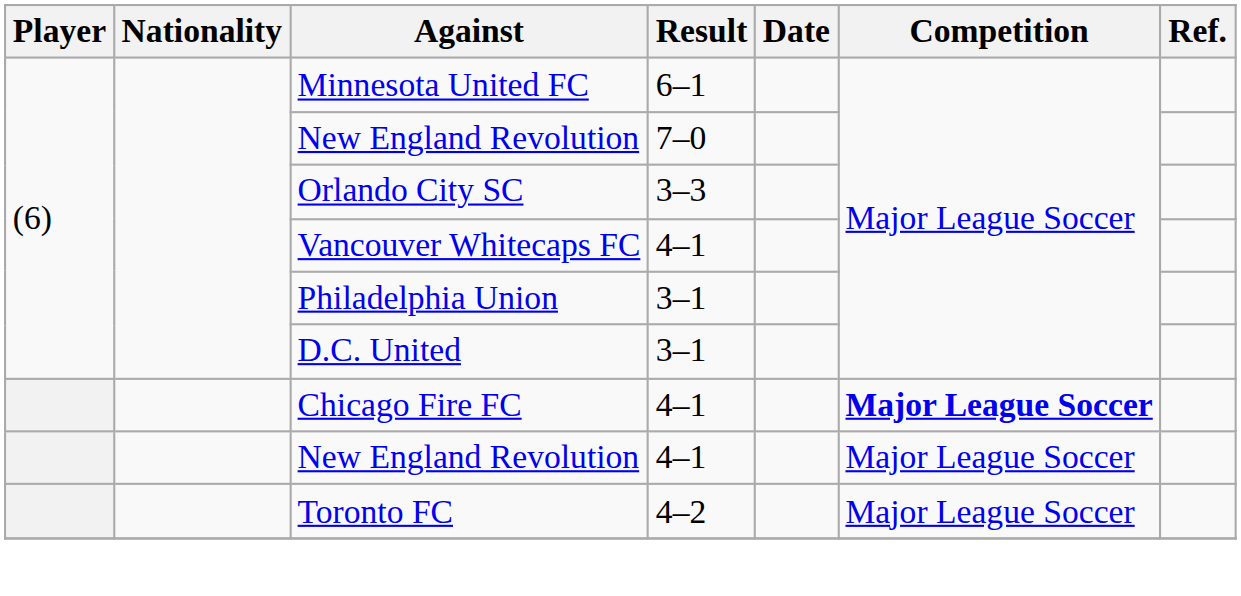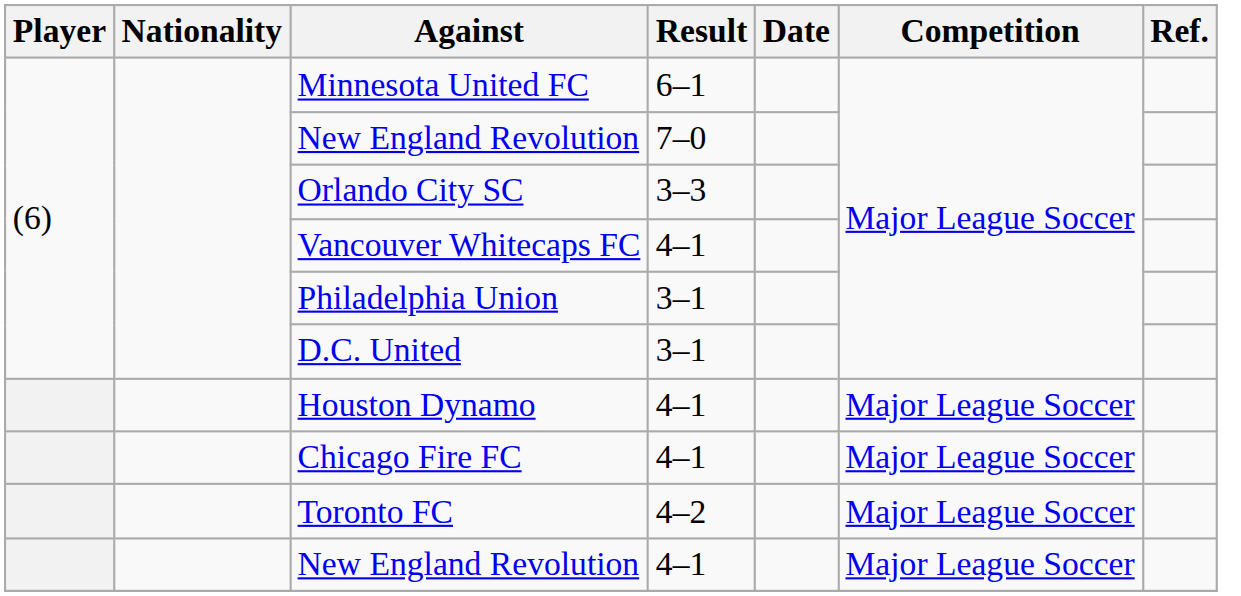+ row: (417, 404)
(999, 404) bold -> (990, 457) normal
rows swapped: (375, 510) <-> (468, 457)
